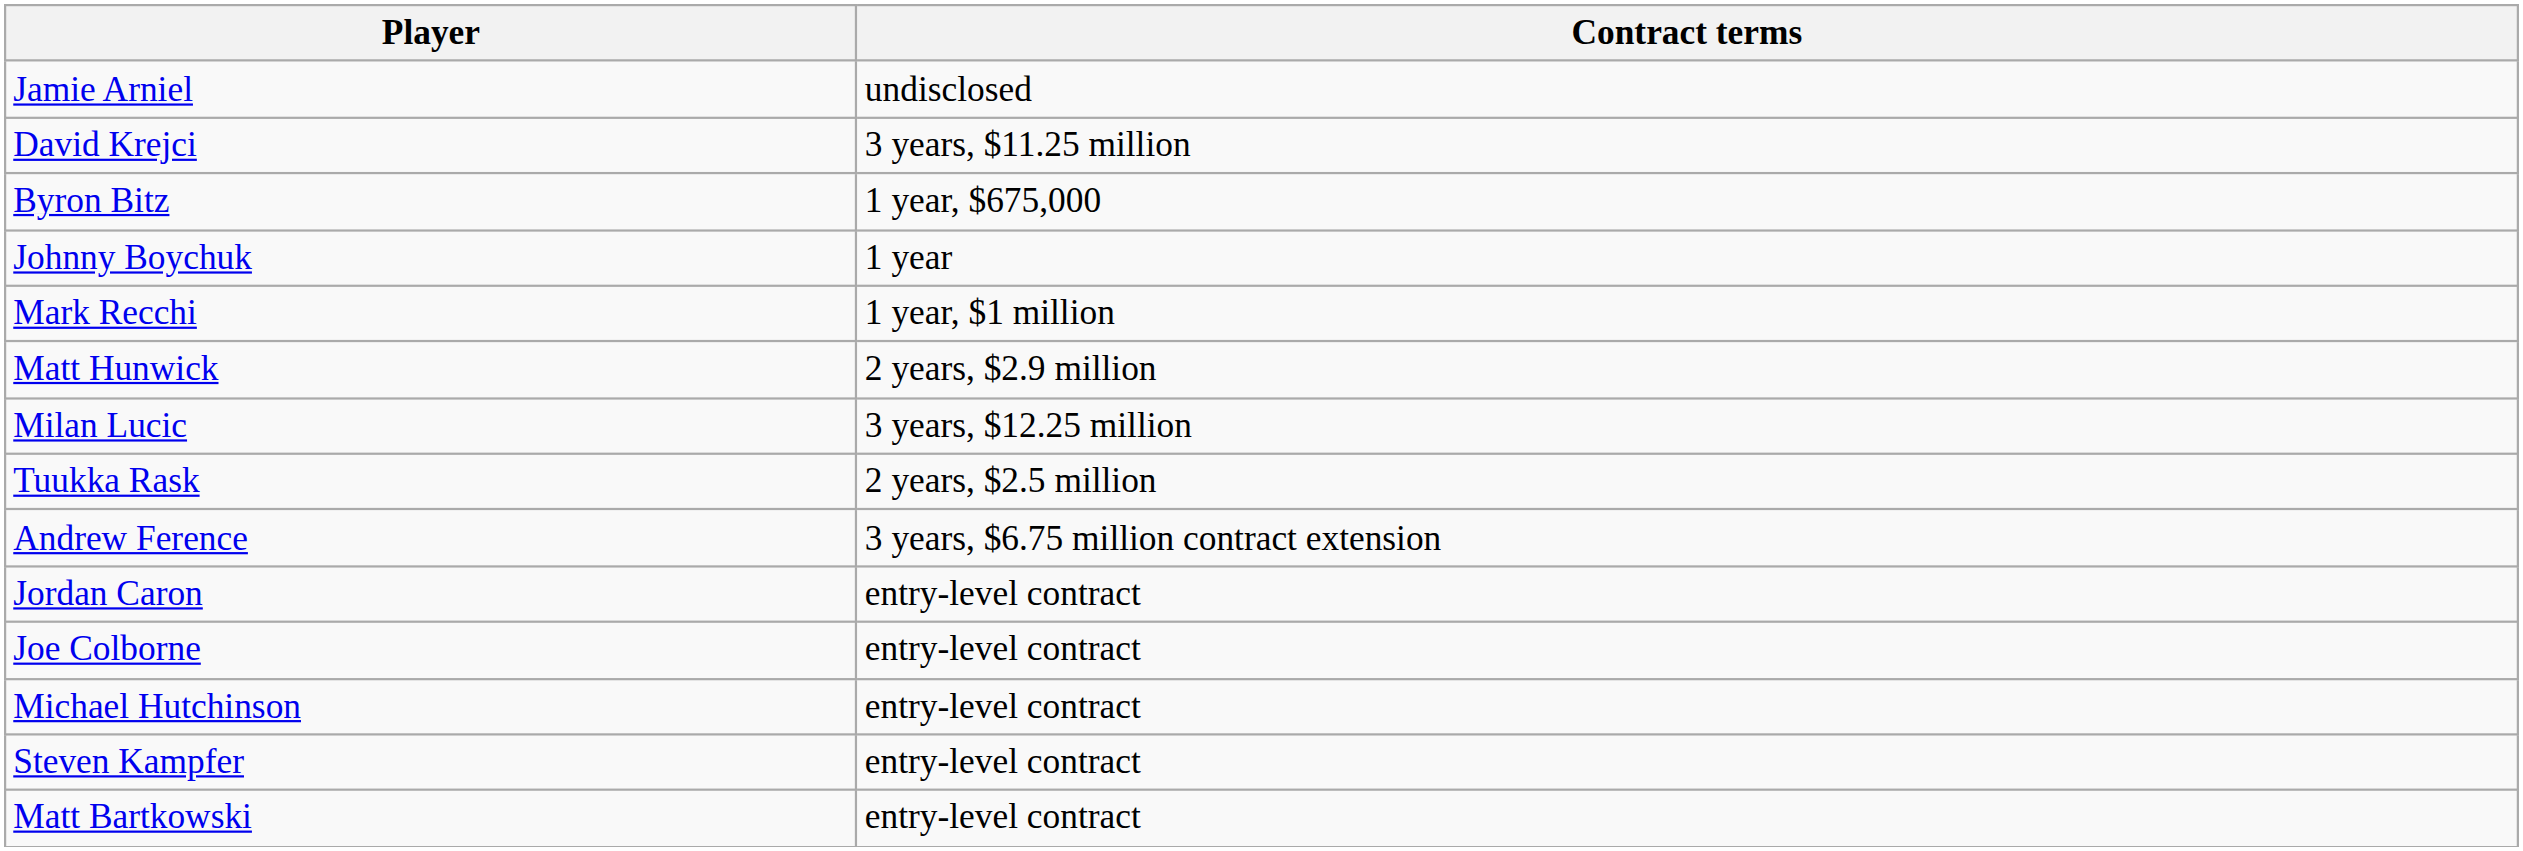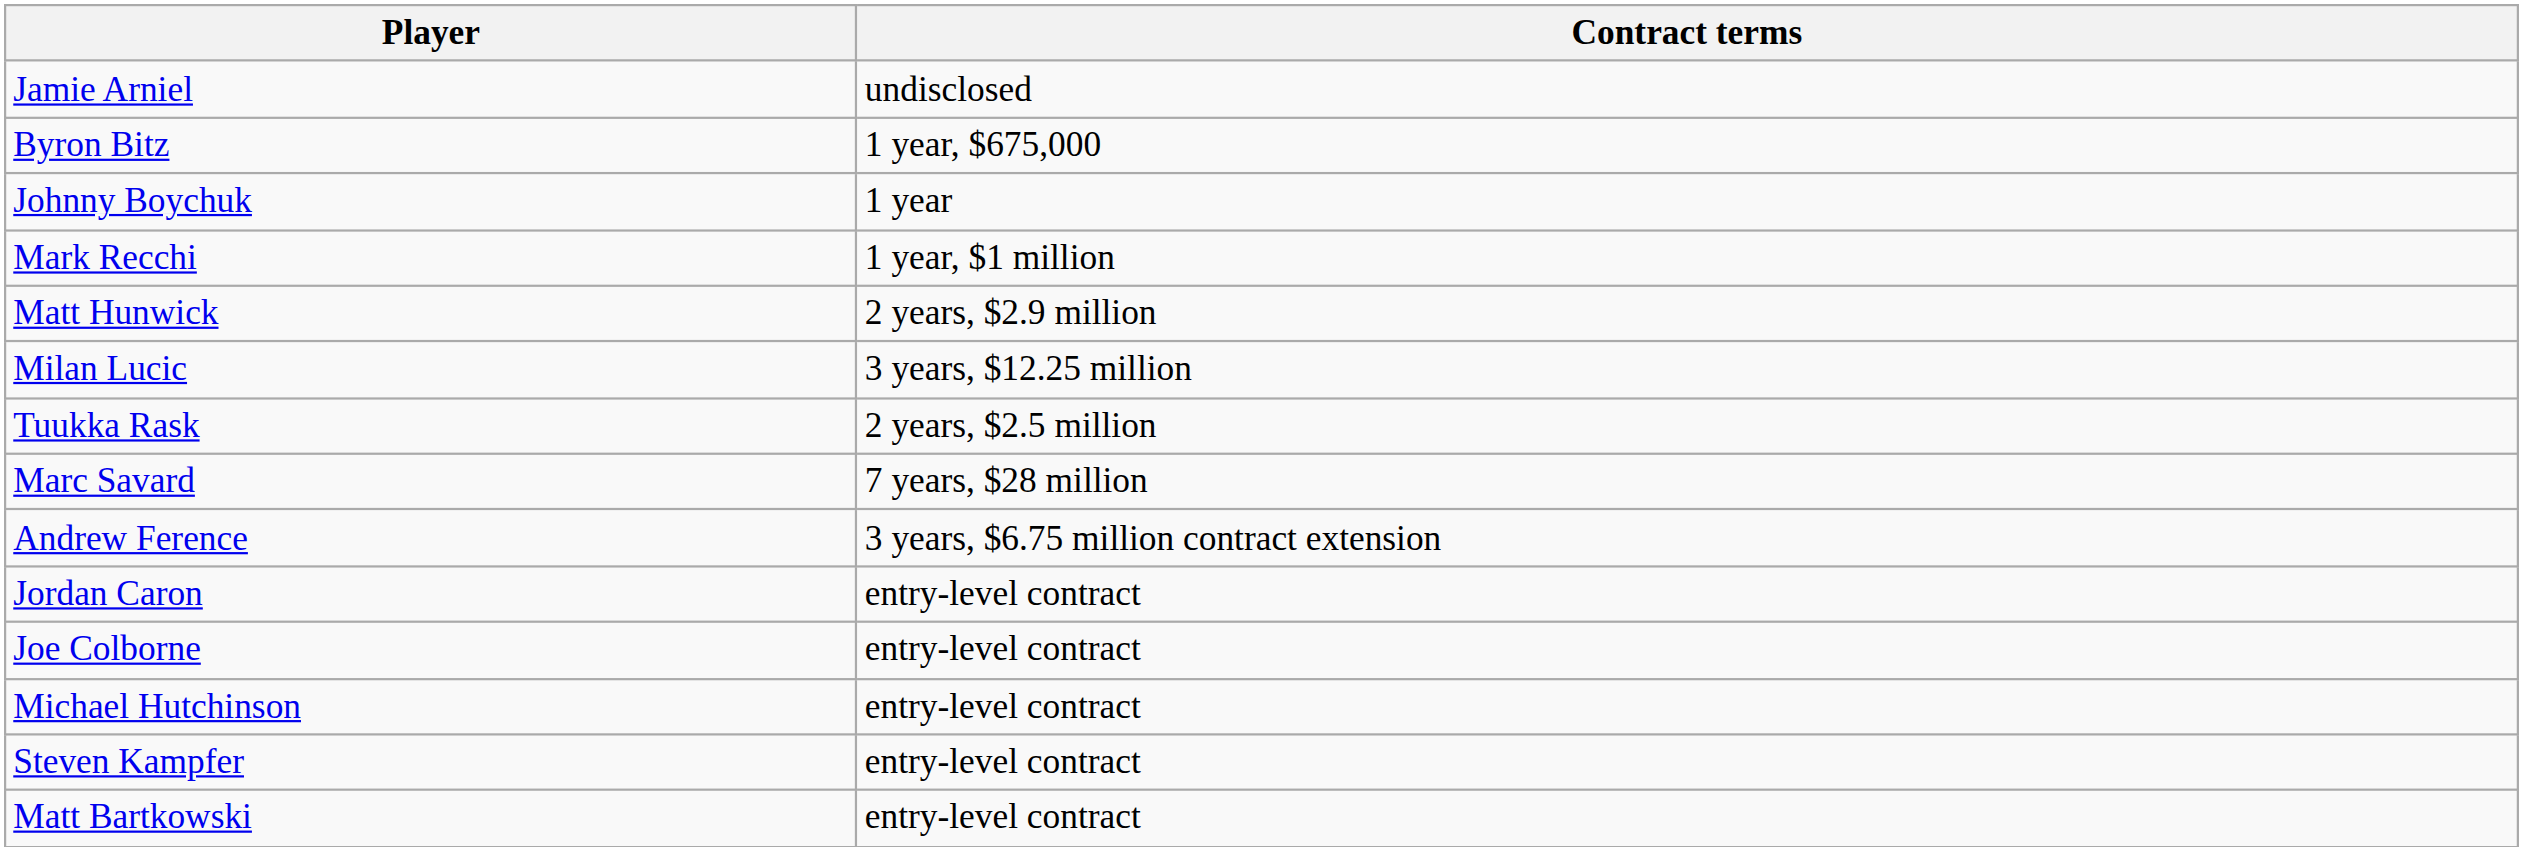- row: (105, 144)
+ row: (104, 481)
